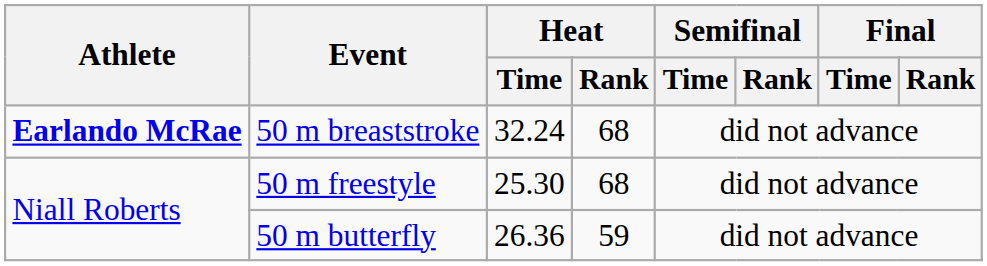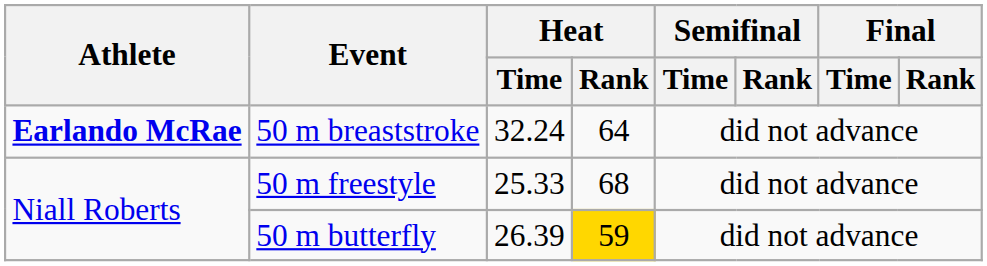(614, 131) 68 -> (614, 131) 64
(529, 183) 25.30 -> (529, 183) 25.33
(529, 235) 26.36 -> (529, 235) 26.39
(614, 235) no background -> (614, 235) gold background
